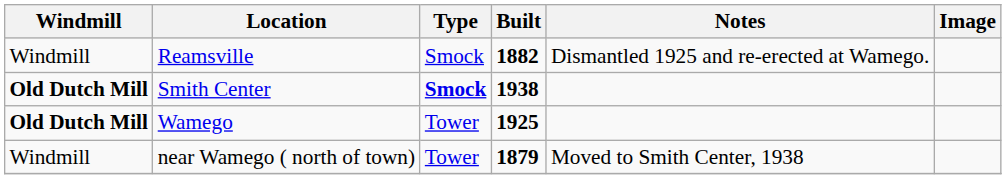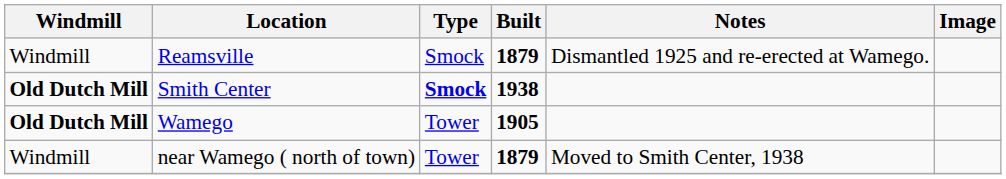(517, 55) 1882 -> (517, 55) 1879
(517, 122) 1925 -> (517, 122) 1905
